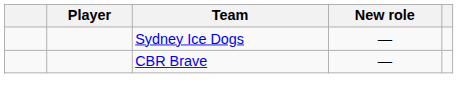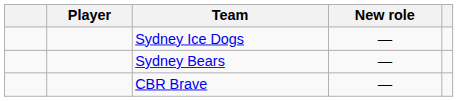+ row: (180, 61)
